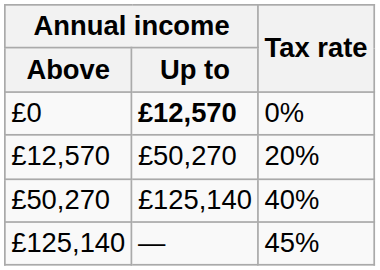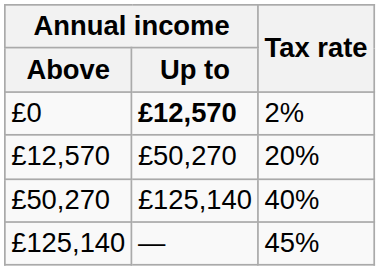(284, 112) 0% -> (284, 112) 2%
